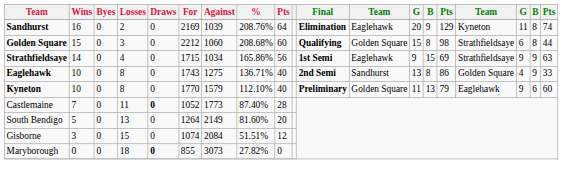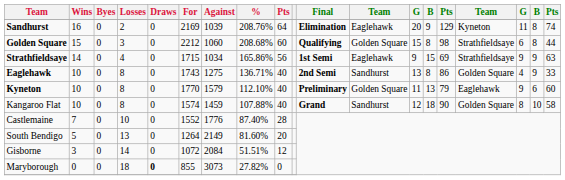+ row: (34, 104)
(124, 104) 11 -> (124, 120) 10
(153, 104) bold -> (153, 120) normal
(190, 104) 1052 -> (190, 120) 1552
(213, 104) 1773 -> (213, 120) 1776
(124, 135) 15 -> (124, 151) 14
(190, 135) 1074 -> (190, 151) 1072
